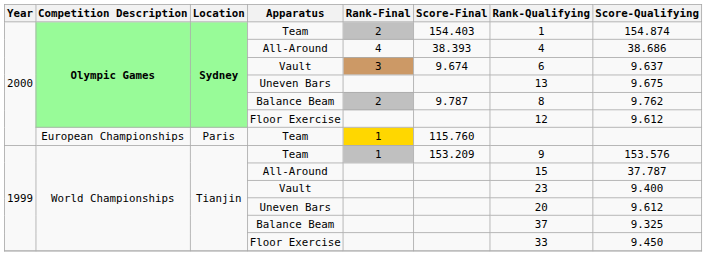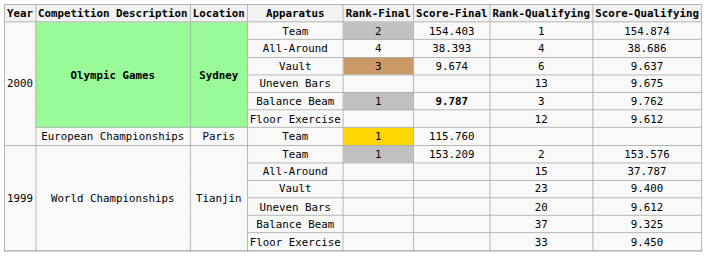(378, 101) 2 -> (378, 101) 1
(452, 101) normal -> (452, 101) bold
(541, 101) 8 -> (541, 101) 3
(541, 154) 9 -> (541, 154) 2
